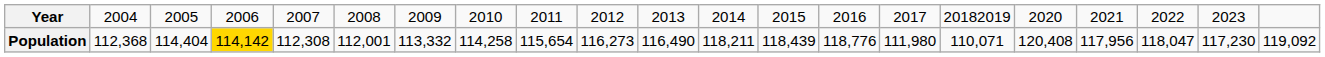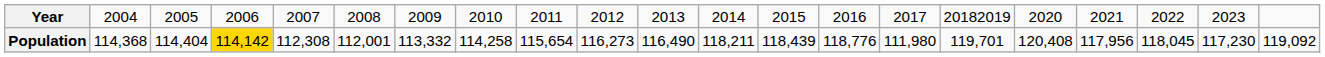(121, 40) 112,368 -> (121, 40) 114,368
(977, 40) 110,071 -> (977, 40) 119,701
(1168, 40) 118,047 -> (1168, 40) 118,045
